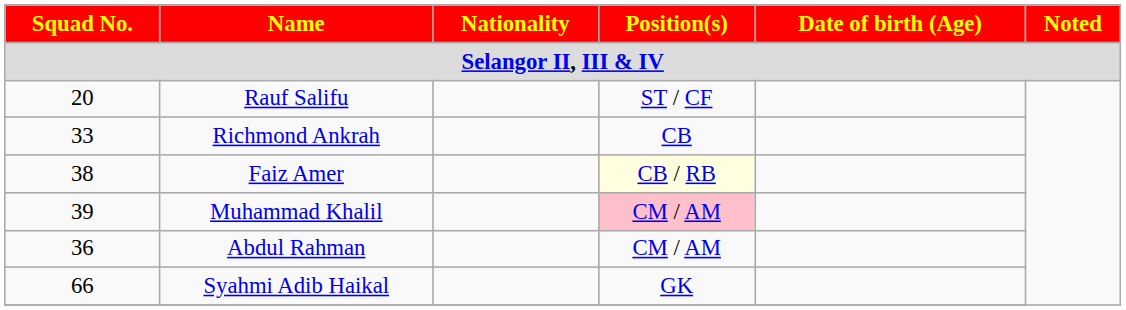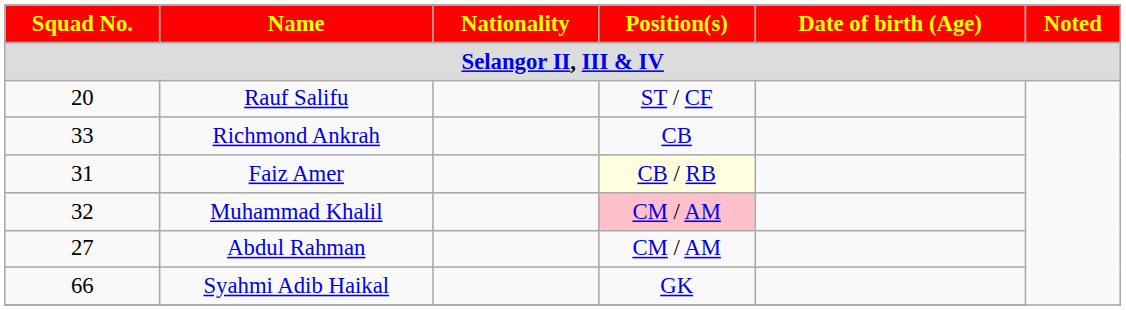(82, 173) 38 -> (82, 173) 31
(82, 211) 39 -> (82, 211) 32
(82, 248) 36 -> (82, 248) 27
